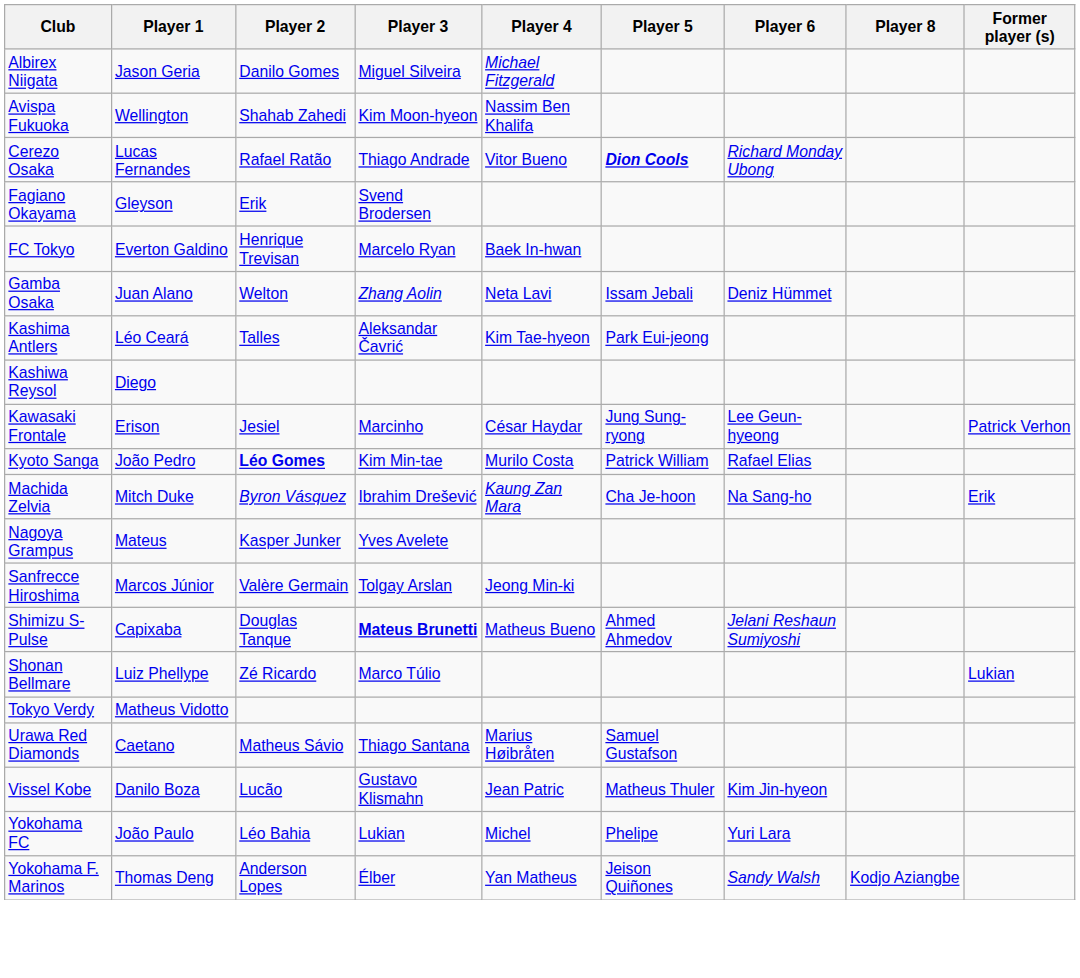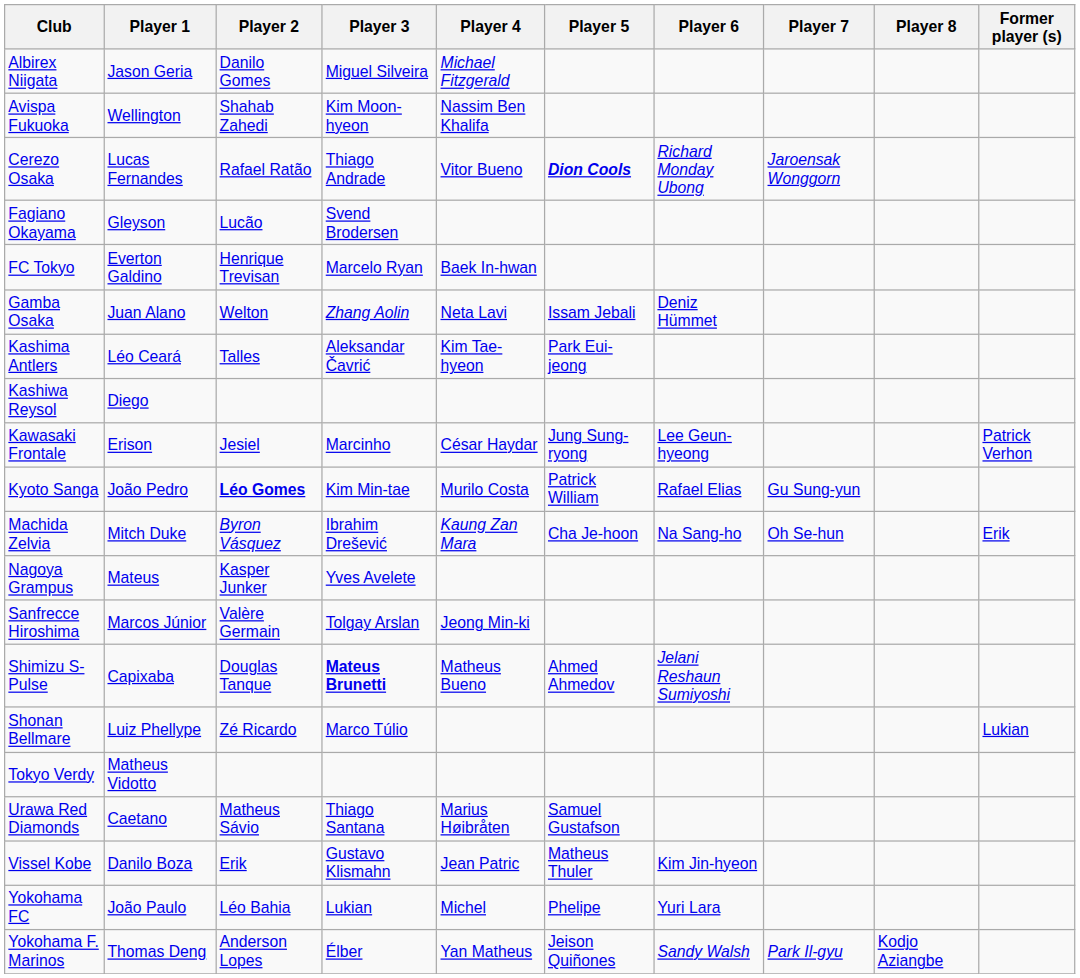+ column: (819, 27)
(253, 204) Erik -> (241, 223) Lucão
(261, 789) Lucão -> (233, 863) Erik
